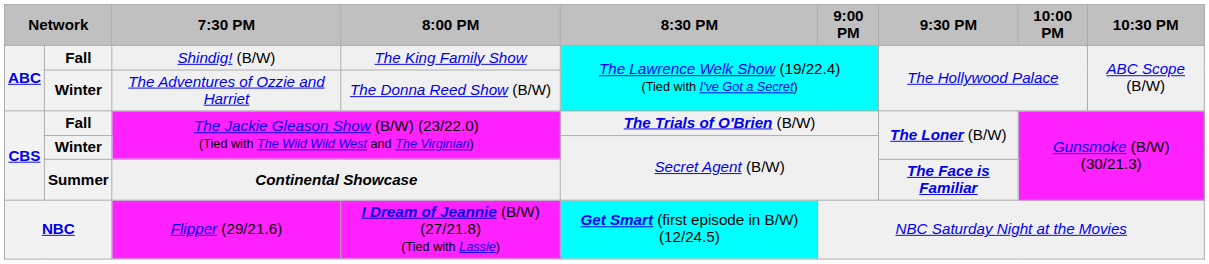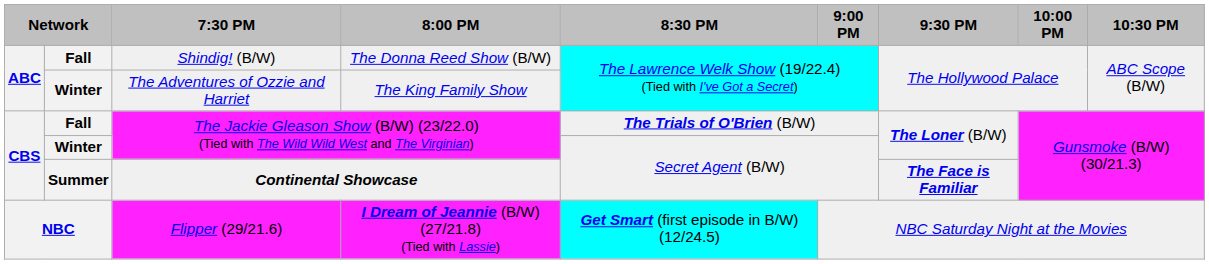(451, 57) The King Family Show -> (451, 57) The Donna Reed Show (B/W)
(451, 90) The Donna Reed Show (B/W) -> (451, 90) The King Family Show
